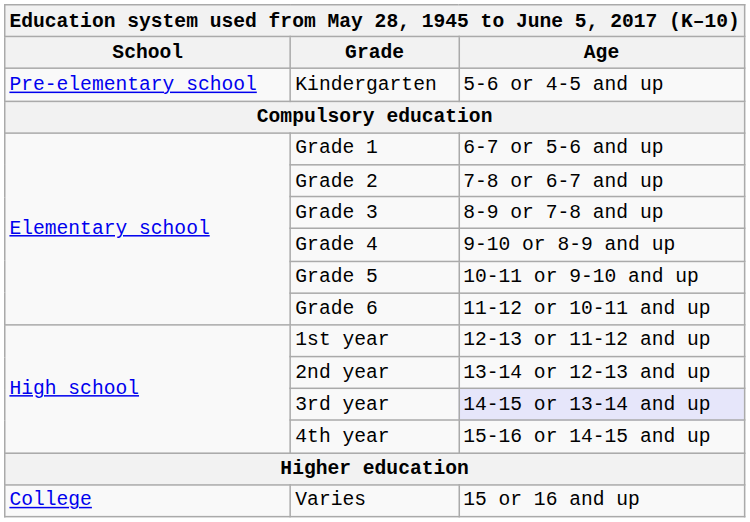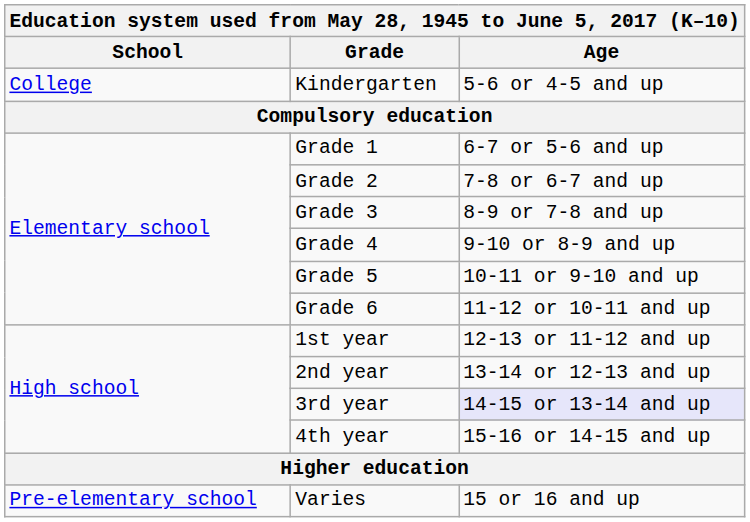(133, 85) Pre-elementary school -> (51, 85) College
(51, 501) College -> (133, 501) Pre-elementary school
